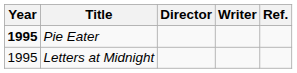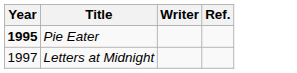- column: (186, 15)
(22, 57) 1995 -> (22, 57) 1997
